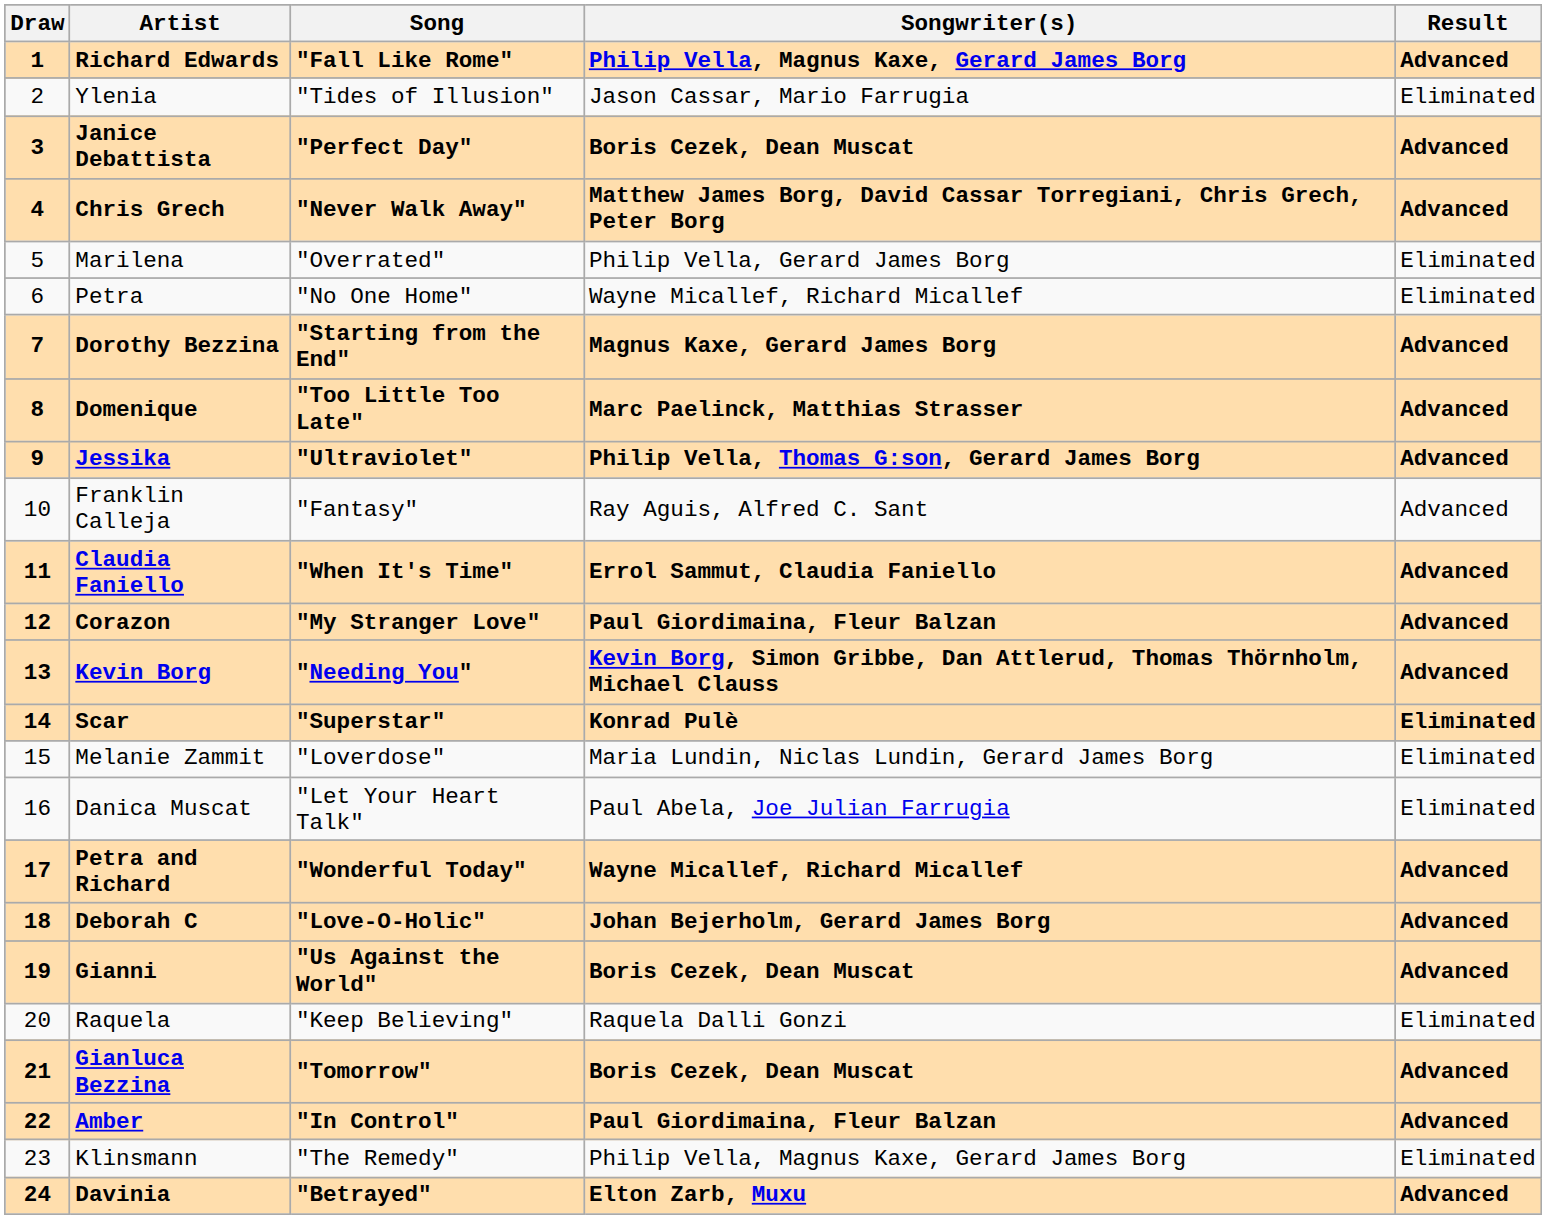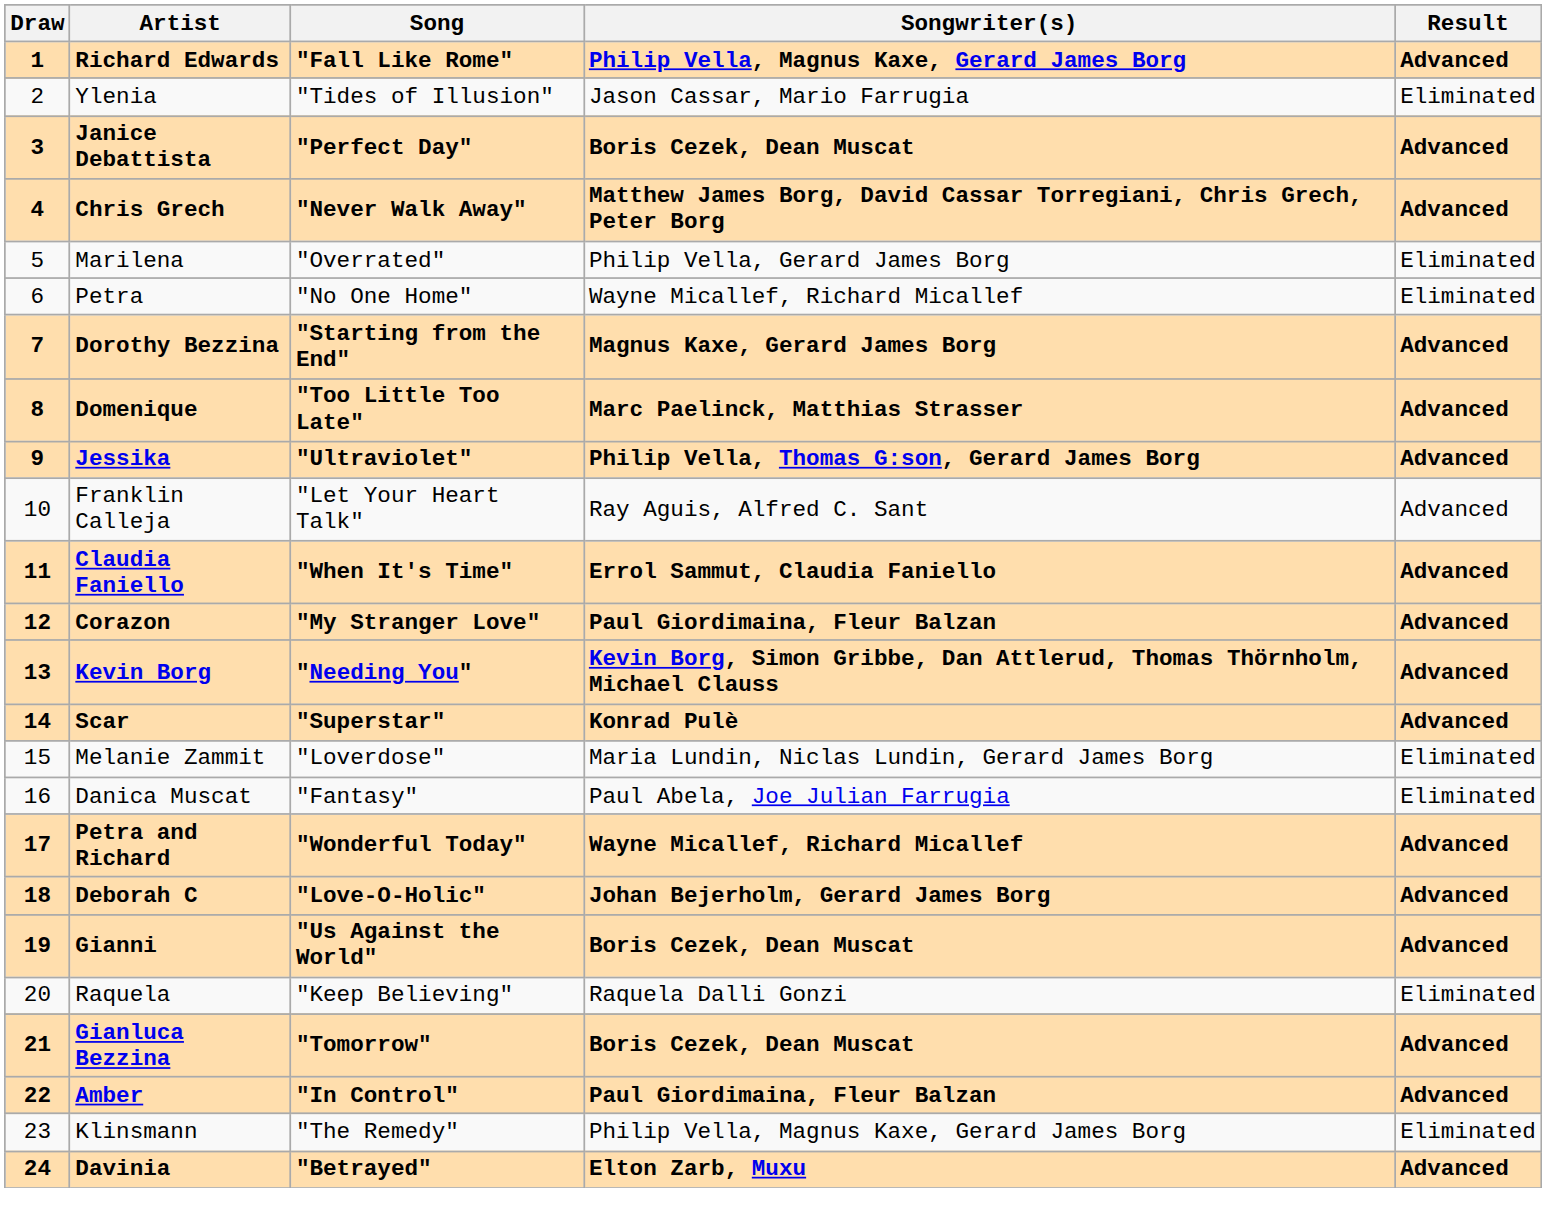(357, 509) "Fantasy" -> (398, 509) "Let Your Heart Talk"
(1468, 722) Eliminated -> (1454, 722) Advanced
(398, 809) "Let Your Heart Talk" -> (357, 796) "Fantasy"
